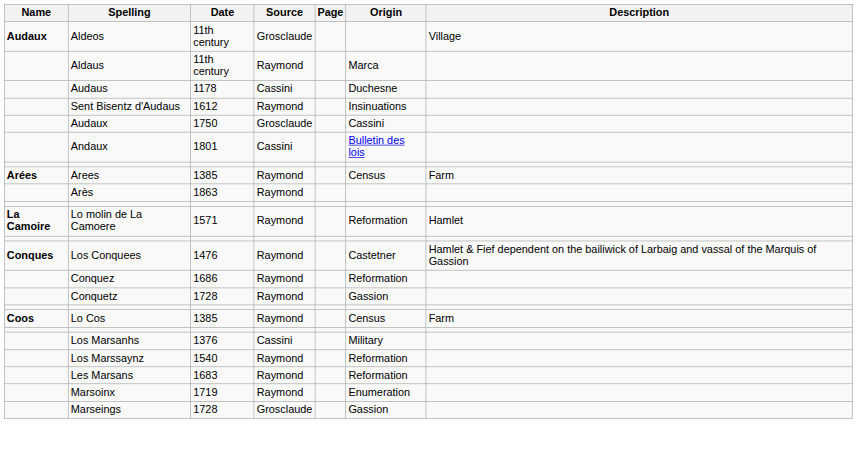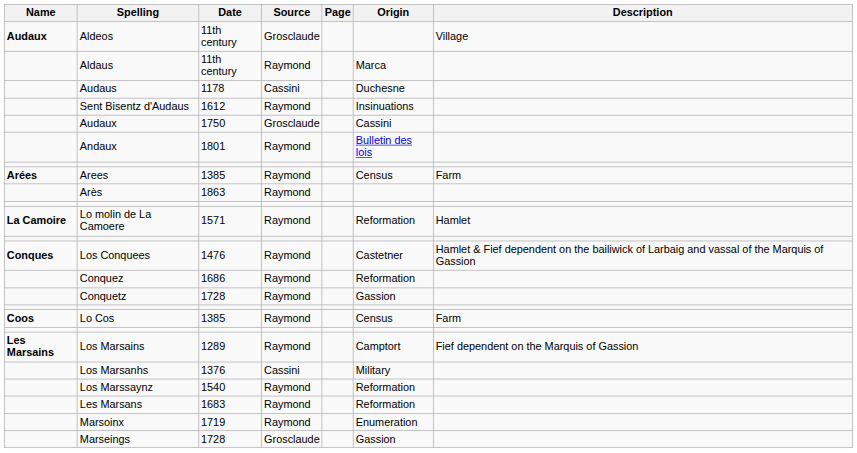(275, 147) Cassini -> (287, 147) Raymond
+ row: (112, 347)
